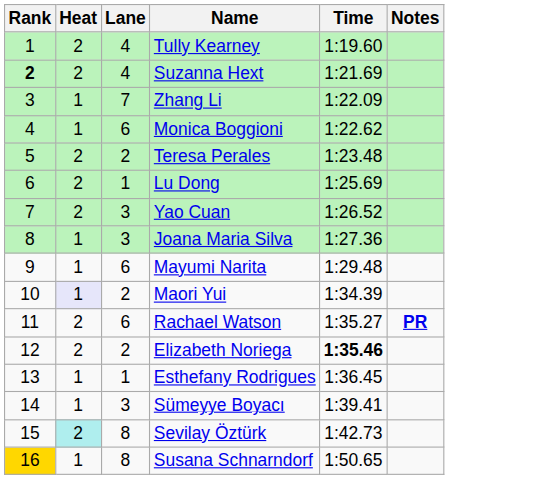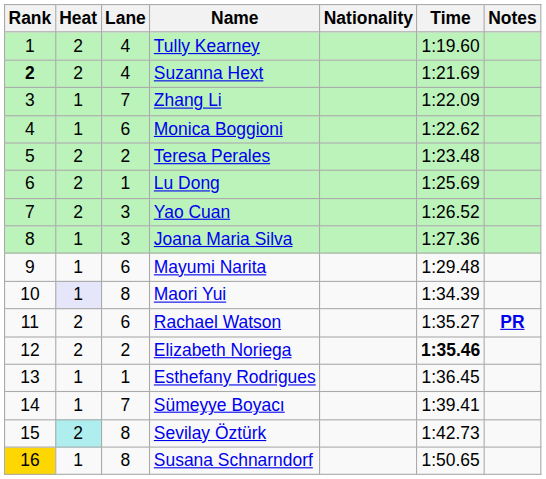+ column: (368, 18)
(125, 294) 2 -> (125, 294) 8
(125, 405) 3 -> (125, 405) 7
